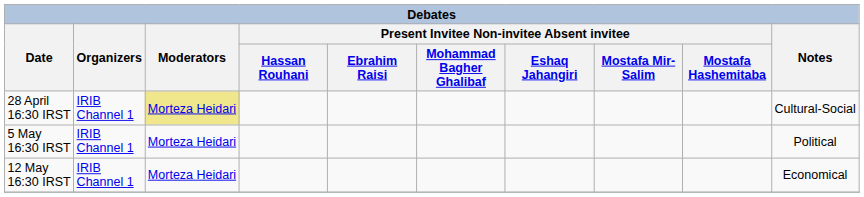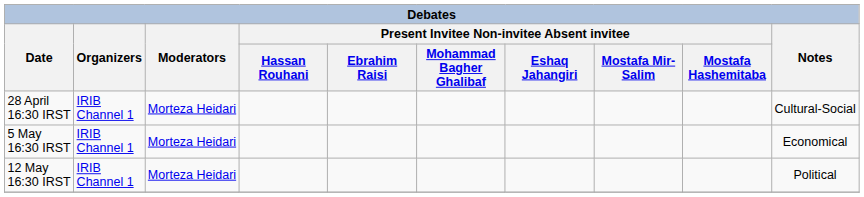(192, 108) khaki background -> (192, 108) no background
(815, 141) Political -> (815, 141) Economical
(815, 175) Economical -> (815, 175) Political
